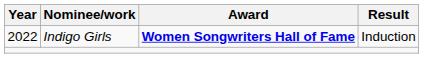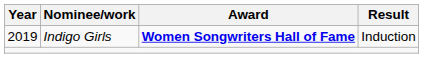(22, 36) 2022 -> (22, 36) 2019
